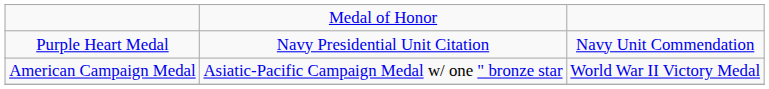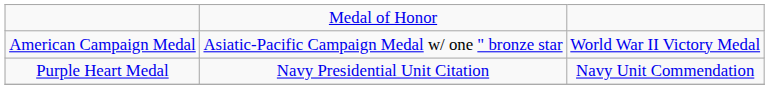rows swapped: (102, 44) <-> (102, 71)
